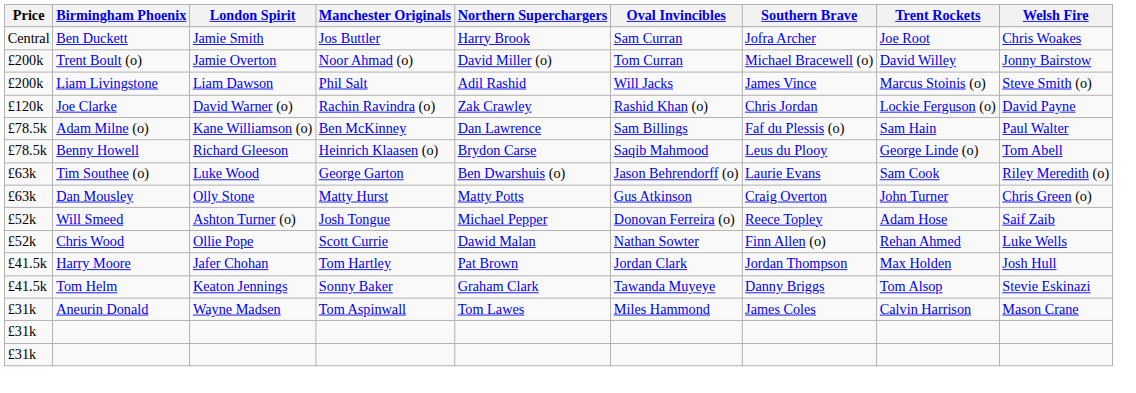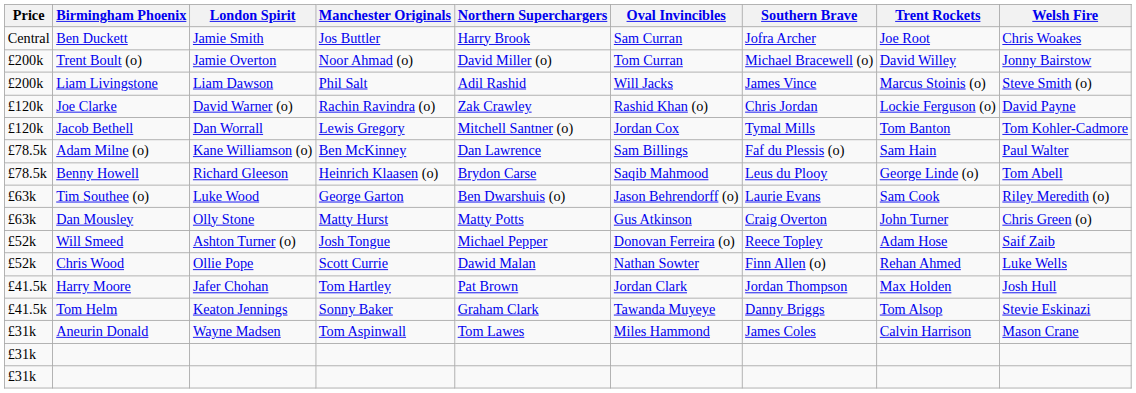+ row: (95, 128)
